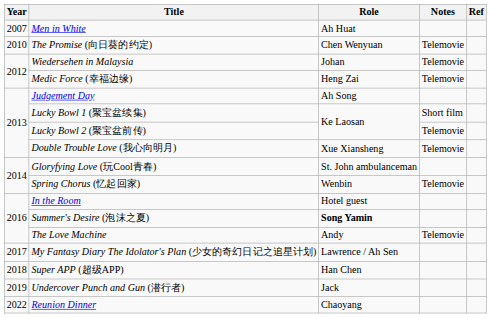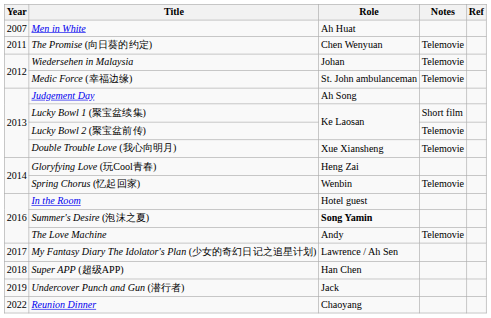(17, 45) 2010 -> (17, 45) 2011
(340, 79) Heng Zai -> (369, 79) St. John ambulanceman
(369, 166) St. John ambulanceman -> (340, 166) Heng Zai
